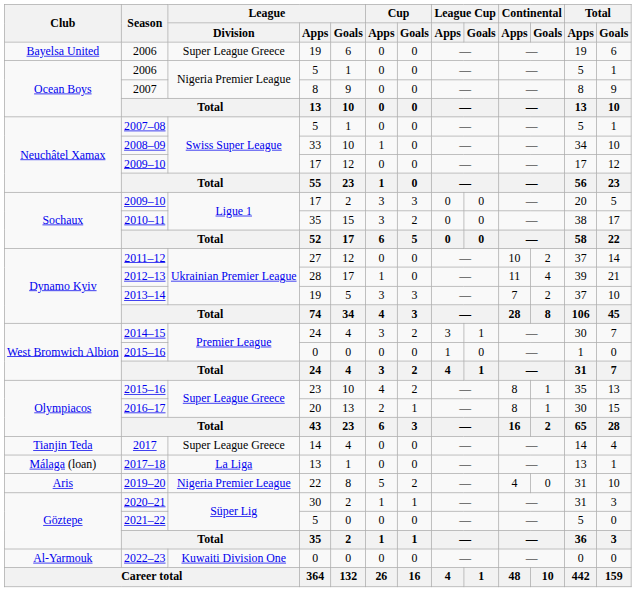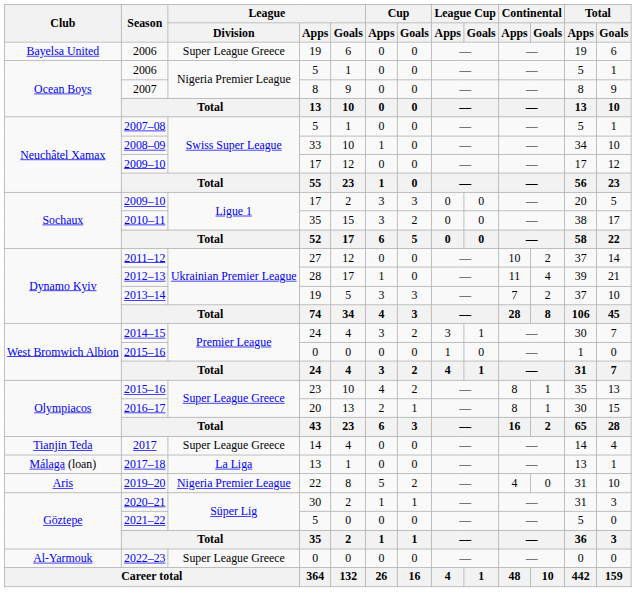(234, 558) Kuwaiti Division One -> (234, 558) Super League Greece
